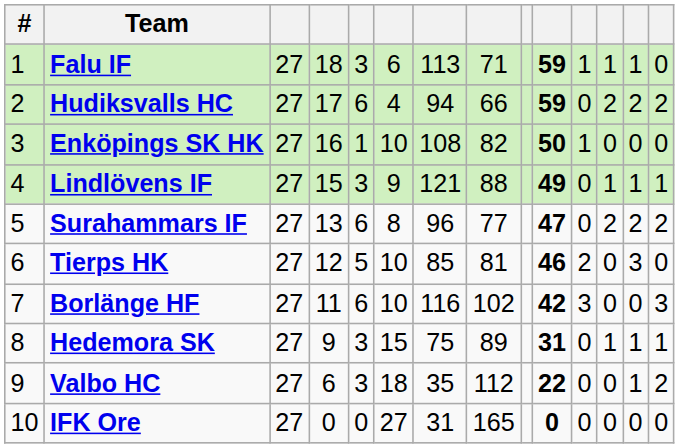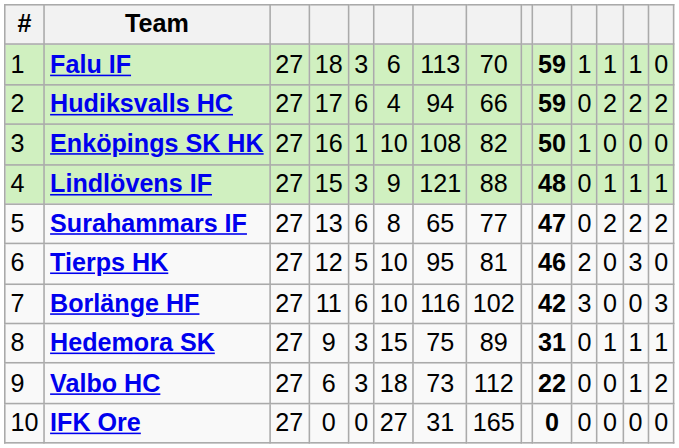(494, 64) 71 -> (494, 64) 70
(552, 183) 49 -> (552, 183) 48
(440, 223) 96 -> (440, 223) 65
(440, 263) 85 -> (440, 263) 95
(440, 382) 35 -> (440, 382) 73
